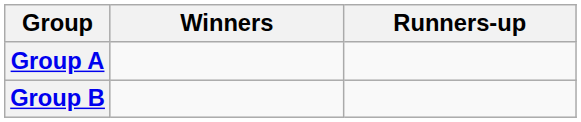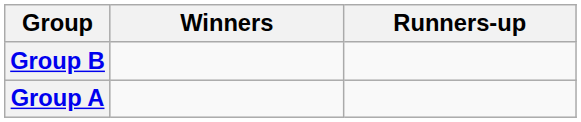rows swapped: (58, 60) <-> (58, 98)
